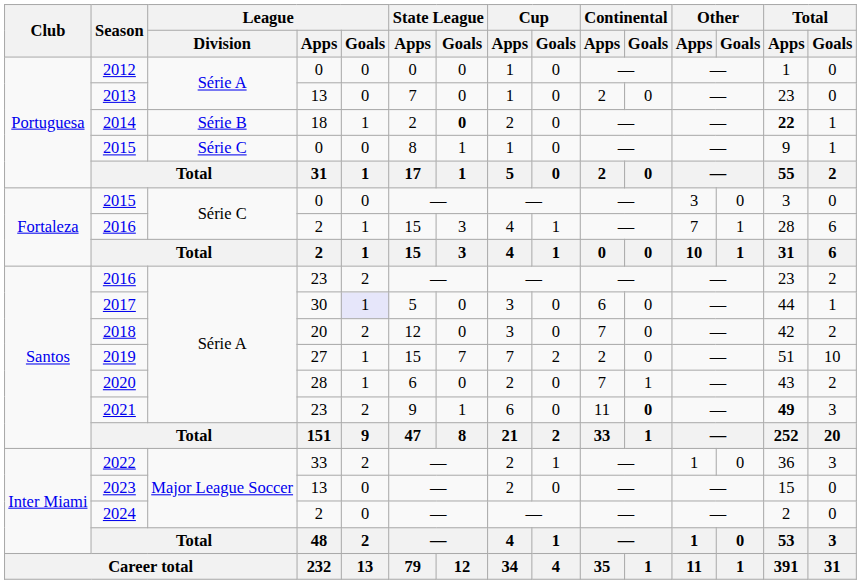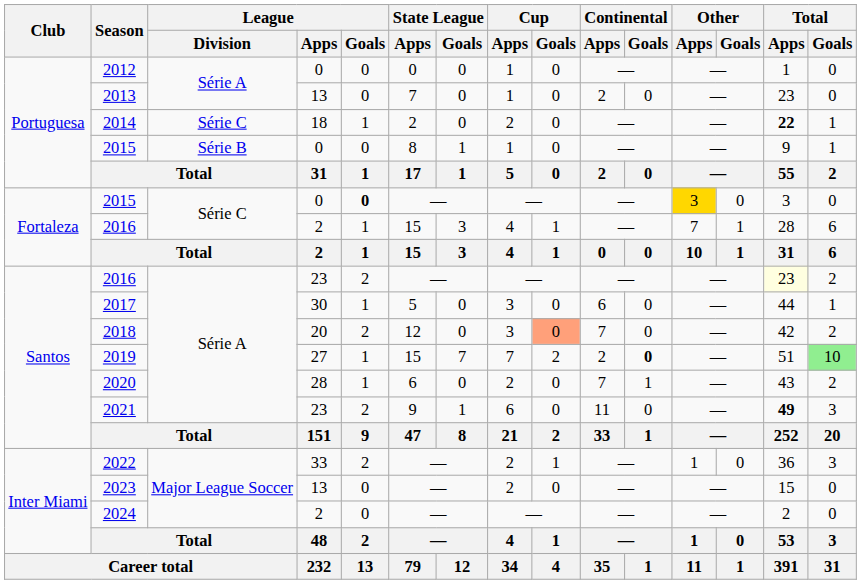(222, 122) Série B -> (222, 122) Série C
(462, 122) bold -> (462, 122) normal
(222, 148) Série C -> (222, 148) Série B
(365, 200) normal -> (365, 200) bold
(694, 200) no background -> (694, 200) gold background
(786, 278) no background -> (786, 278) lightyellow background
(365, 305) lavender background -> (365, 305) no background
(556, 331) no background -> (556, 331) lightsalmon background
(648, 357) normal -> (648, 357) bold
(832, 357) no background -> (832, 357) lightgreen background
(648, 409) bold -> (648, 409) normal
